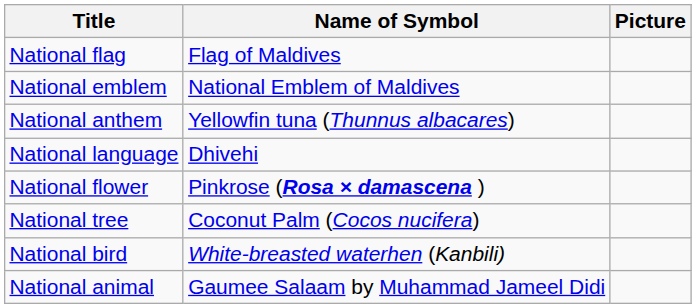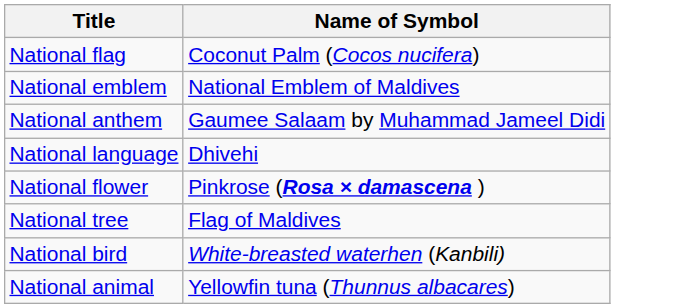- column: (650, 21)
(264, 54) Flag of Maldives -> (334, 54) Coconut Palm (Cocos nucifera)
(351, 120) Yellowfin tuna (Thunnus albacares) -> (397, 120) Gaumee Salaam by Muhammad Jameel Didi
(334, 220) Coconut Palm (Cocos nucifera) -> (264, 220) Flag of Maldives
(397, 287) Gaumee Salaam by Muhammad Jameel Didi -> (351, 287) Yellowfin tuna (Thunnus albacares)
